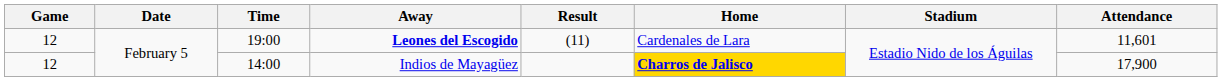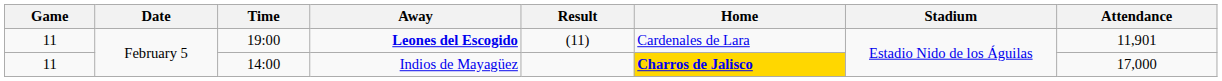(50, 40) 12 -> (50, 40) 11
(1137, 40) 11,601 -> (1137, 40) 11,901
(50, 64) 12 -> (50, 64) 11
(1137, 64) 17,900 -> (1137, 64) 17,000
